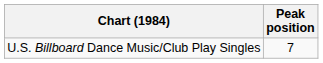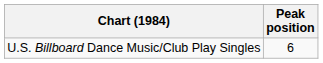(290, 48) 7 -> (290, 48) 6
